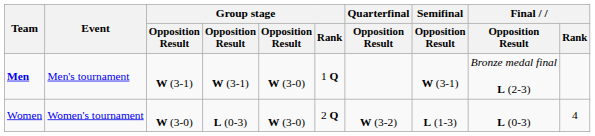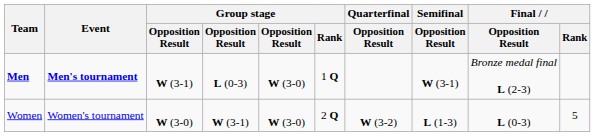(88, 76) normal -> (92, 76) bold
(230, 83) W (3-1) -> (230, 83) L (0-3)
(230, 122) L (0-3) -> (230, 122) W (3-1)
(575, 115) 4 -> (575, 115) 5
